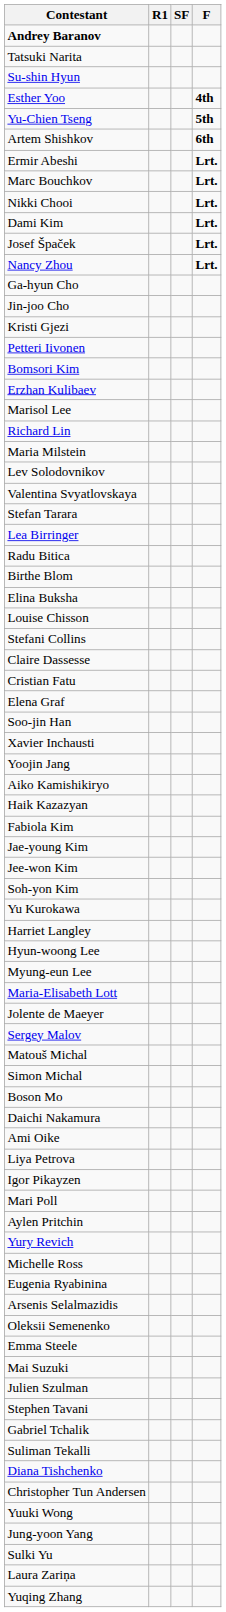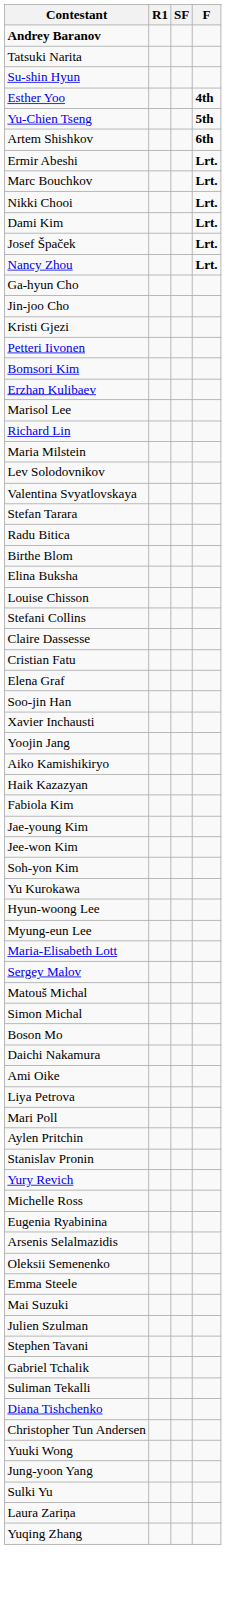- row: (43, 535)
- row: (49, 930)
- row: (56, 1013)
- row: (44, 1180)
+ row: (51, 1159)
